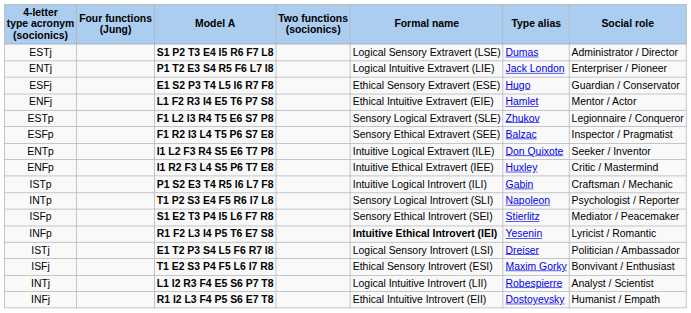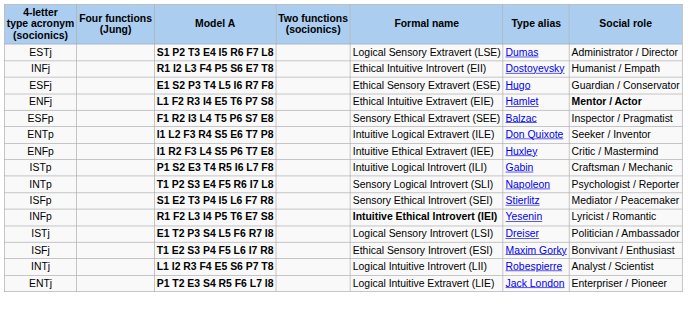rows swapped: (41, 69) <-> (41, 300)
(604, 102) normal -> (607, 102) bold
- row: (41, 118)
